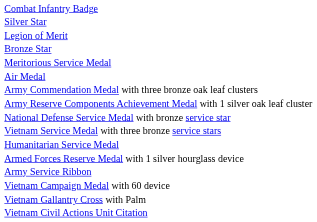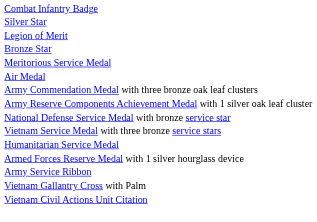- row: (87, 185)
